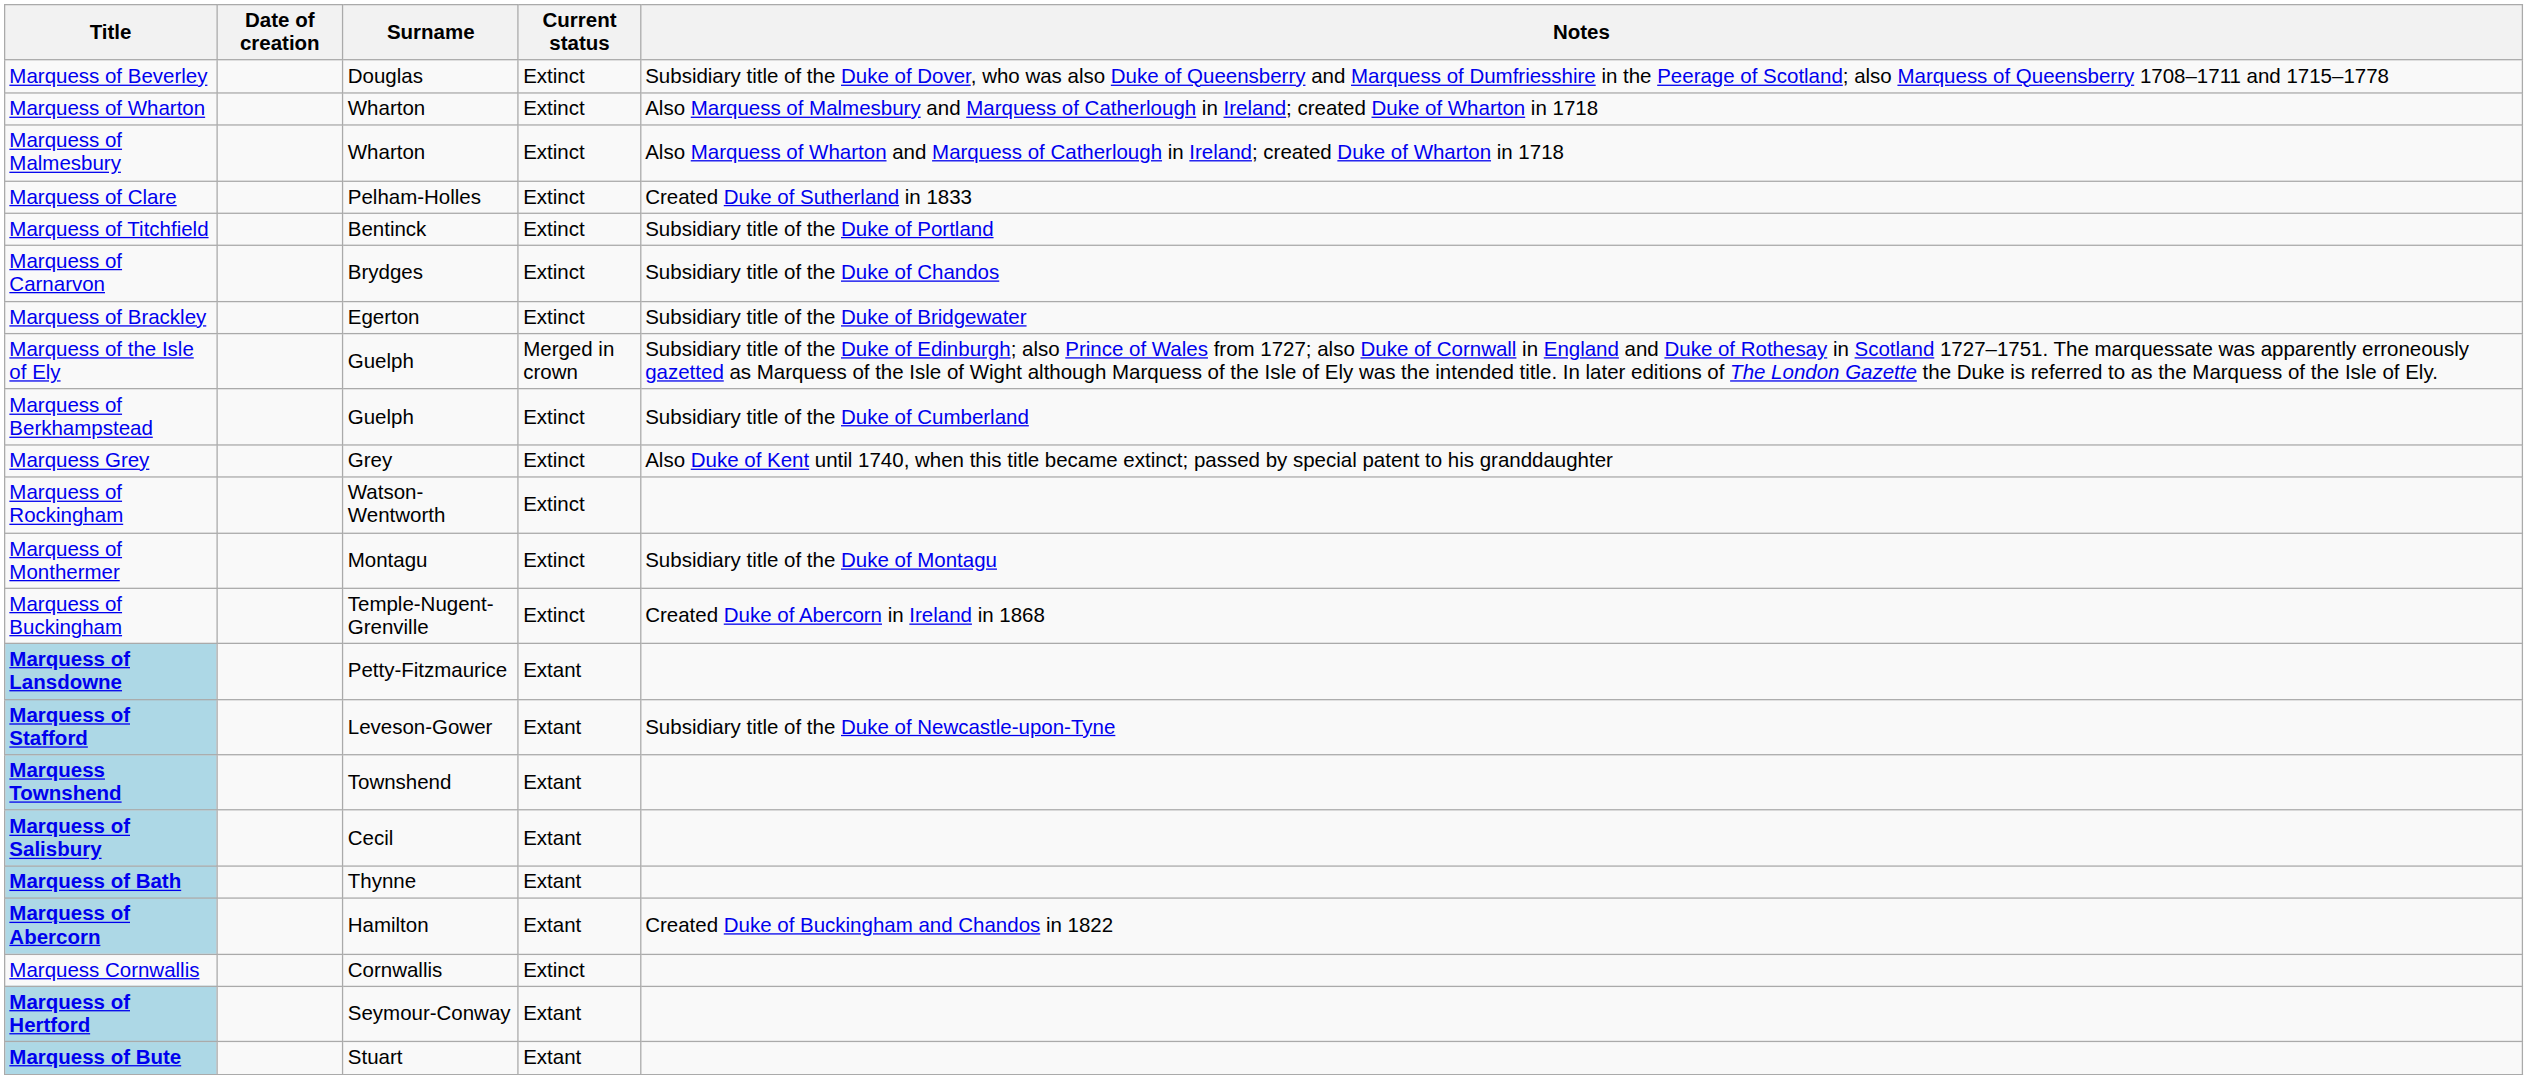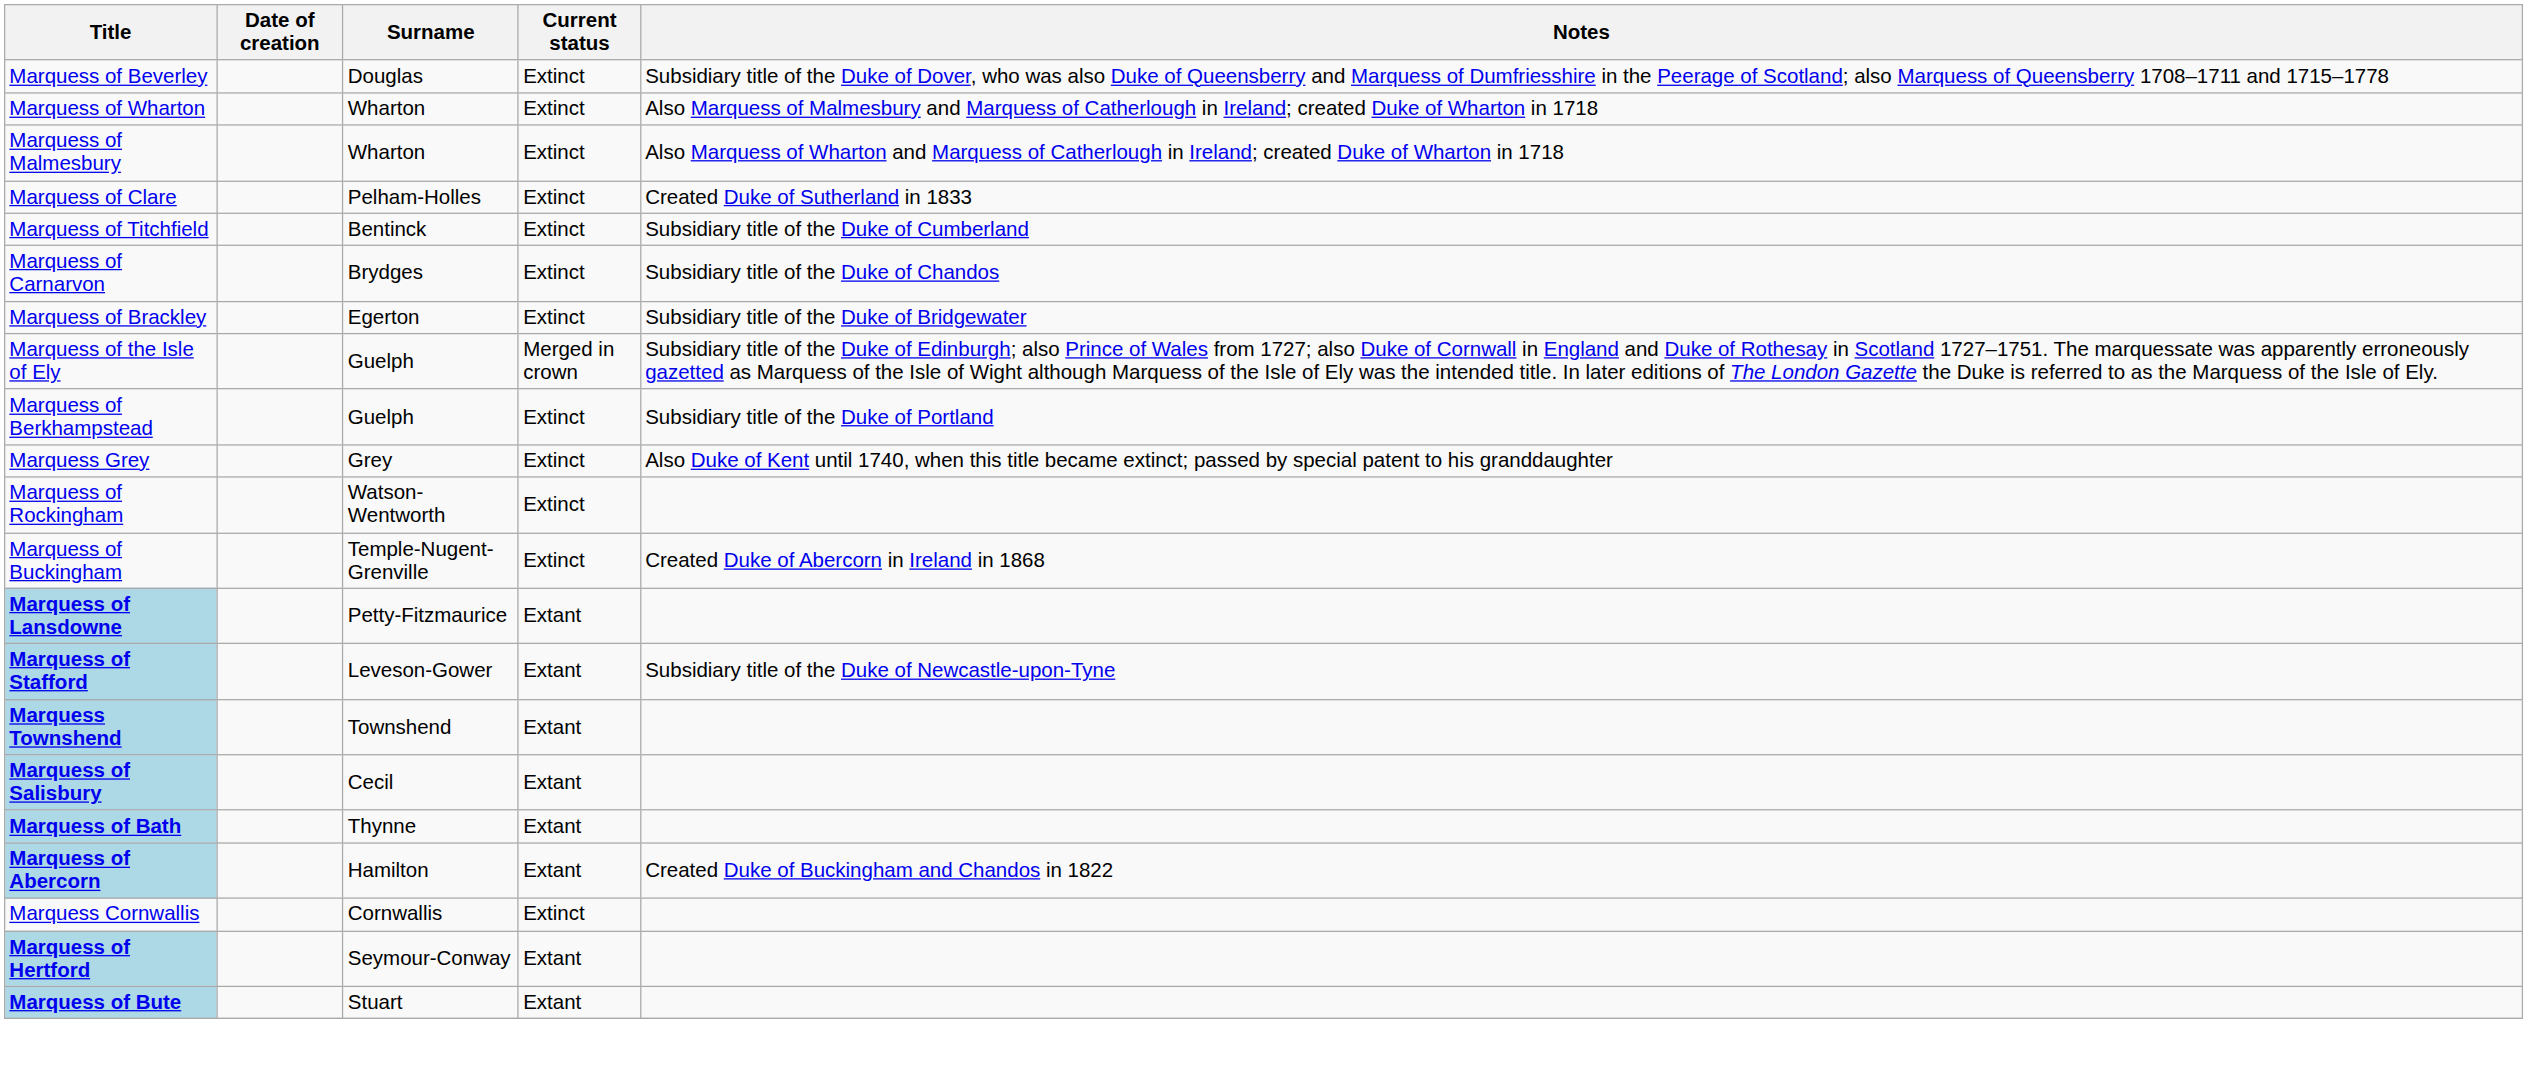(819, 229) Subsidiary title of the Duke of Portland -> (837, 229) Subsidiary title of the Duke of Cumberland
(837, 416) Subsidiary title of the Duke of Cumberland -> (819, 416) Subsidiary title of the Duke of Portland
- row: (66, 560)
